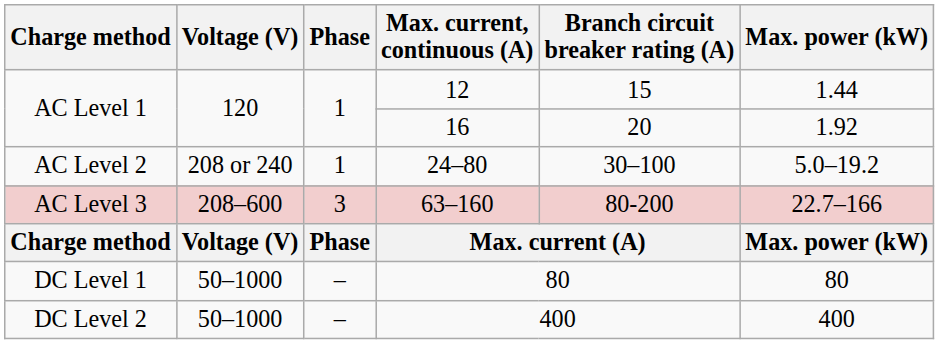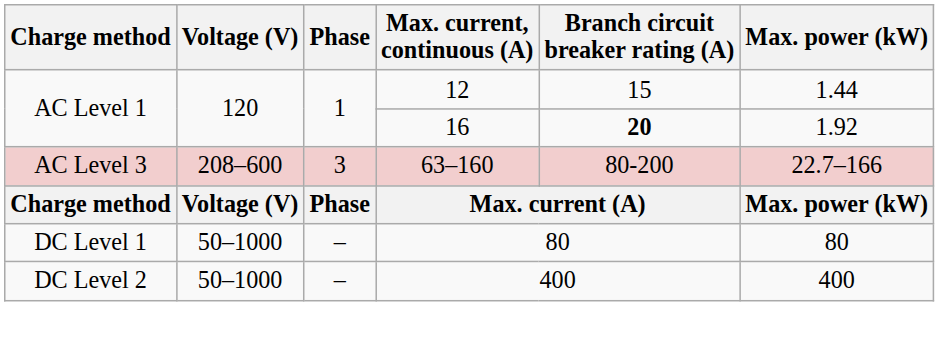(639, 127) normal -> (639, 127) bold
- row: (457, 165)
